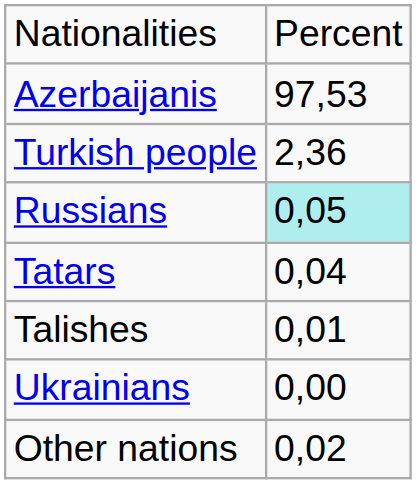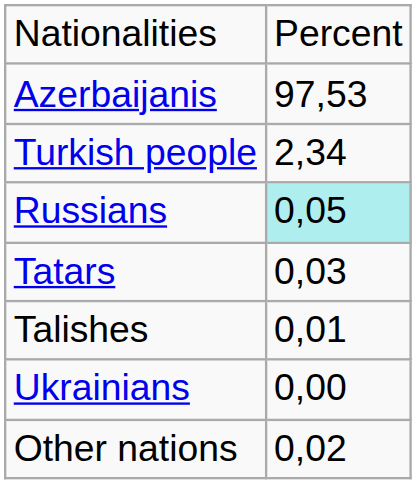(310, 152) 2,36 -> (310, 152) 2,34
(310, 270) 0,04 -> (310, 270) 0,03
